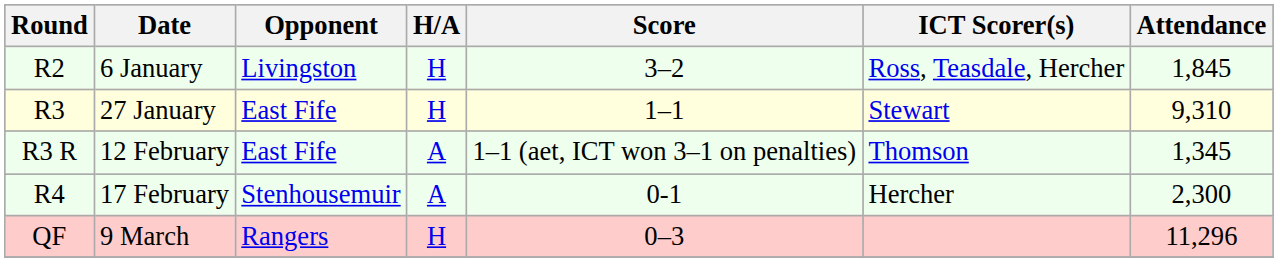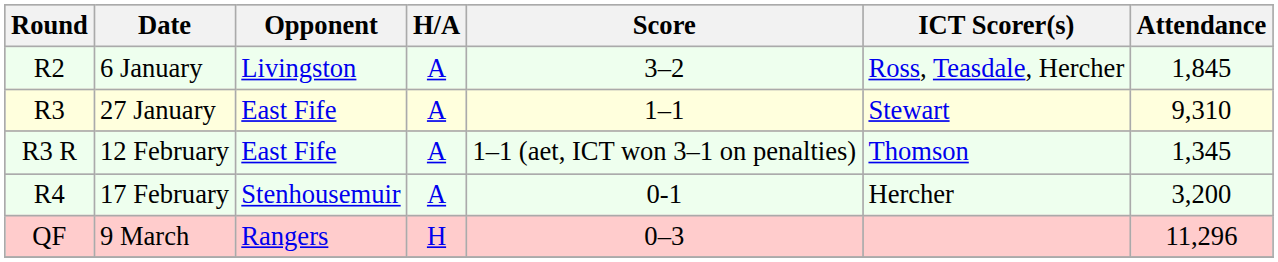(437, 67) H -> (437, 67) A
(437, 109) H -> (437, 109) A
(1201, 194) 2,300 -> (1201, 194) 3,200
